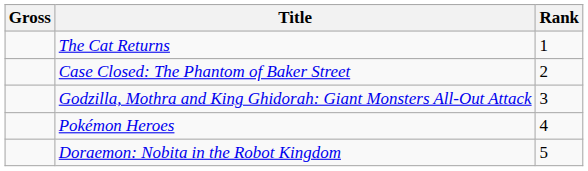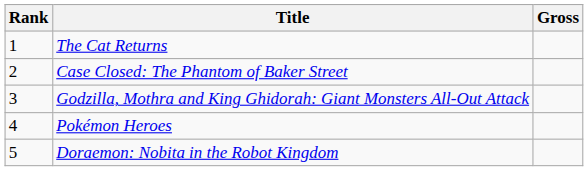columns swapped: (559, 17) <-> (30, 17)
